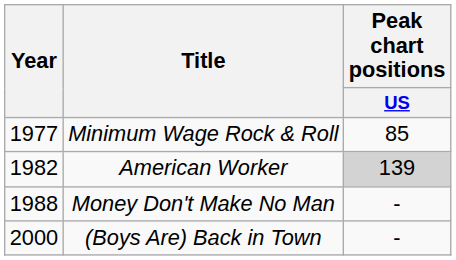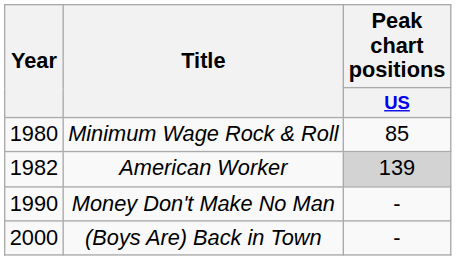(34, 134) 1977 -> (34, 134) 1980
(34, 203) 1988 -> (34, 203) 1990
